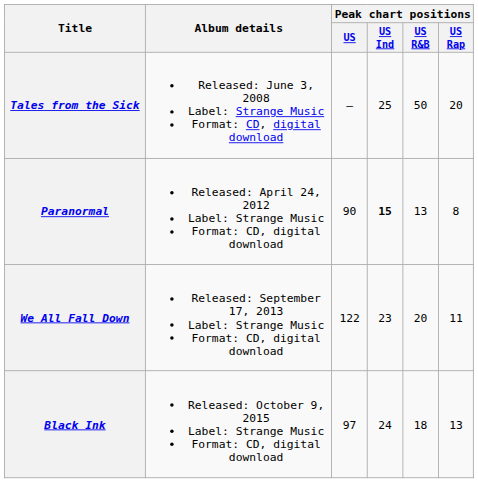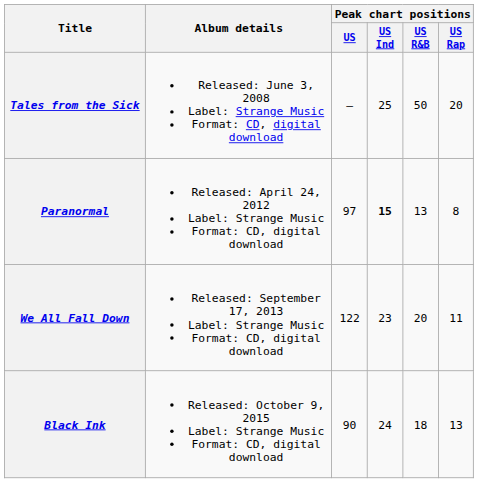(350, 212) 90 -> (350, 212) 97
(350, 424) 97 -> (350, 424) 90
